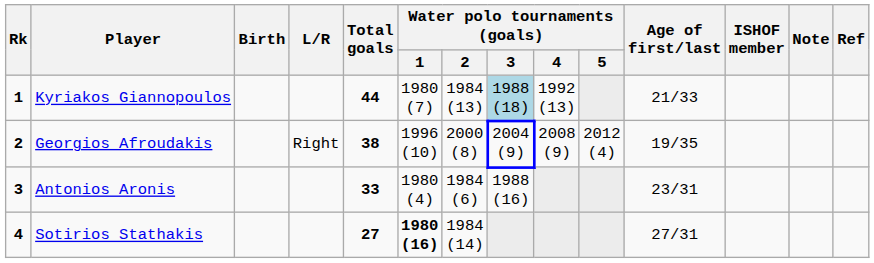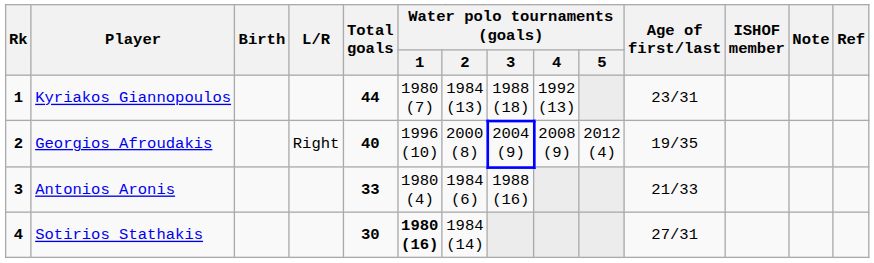(511, 98) lightblue background -> (511, 98) no background
(675, 98) 21/33 -> (675, 98) 23/31
(370, 144) 38 -> (370, 144) 40
(675, 189) 23/31 -> (675, 189) 21/33
(370, 235) 27 -> (370, 235) 30
